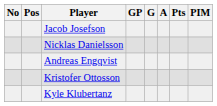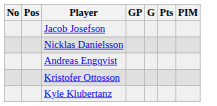- column: (163, 12)
